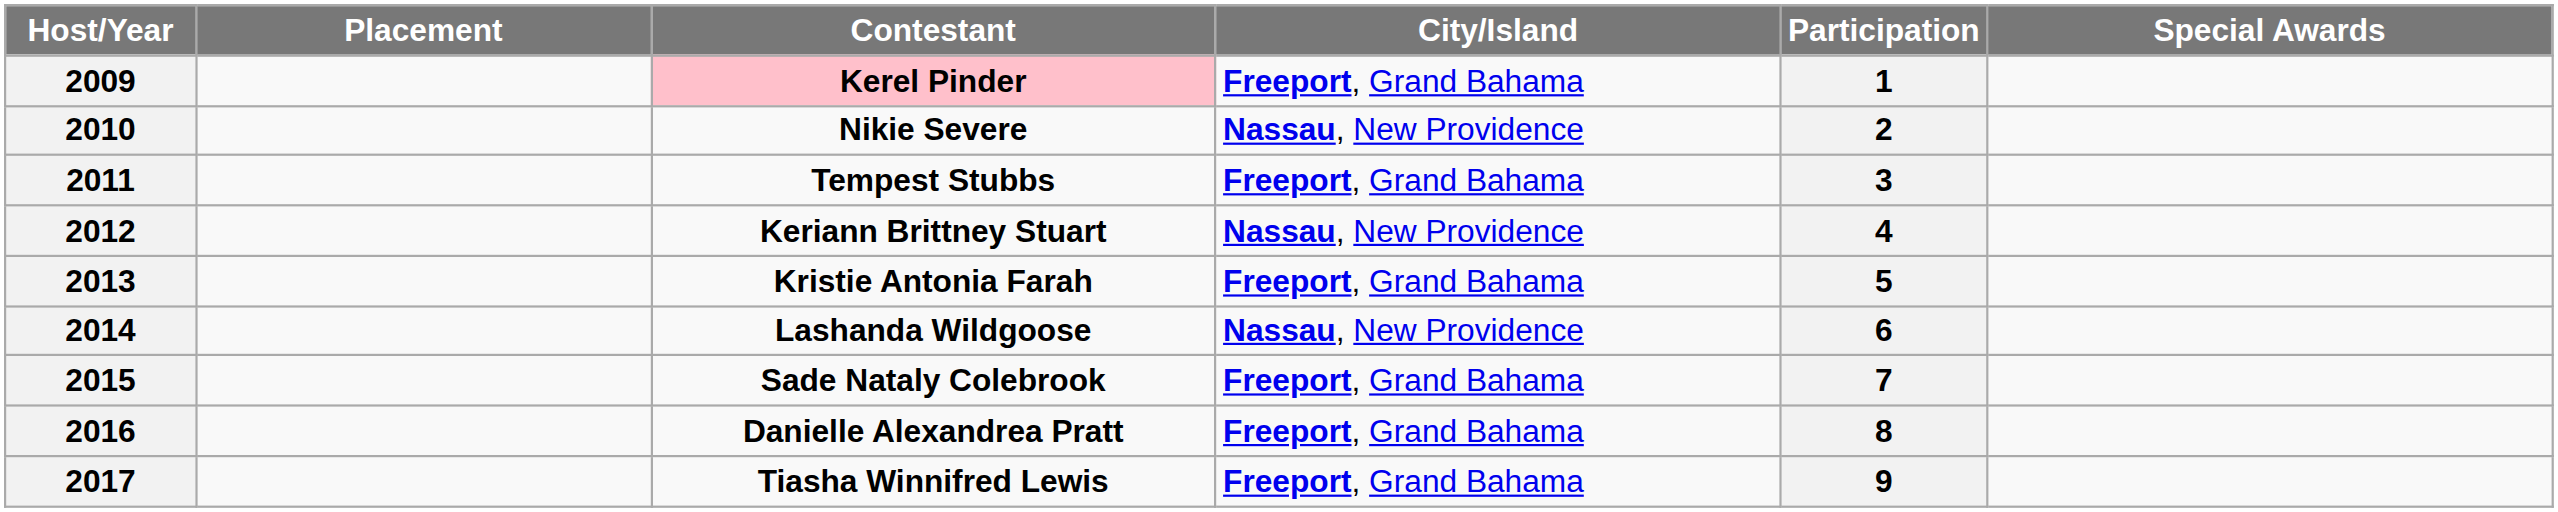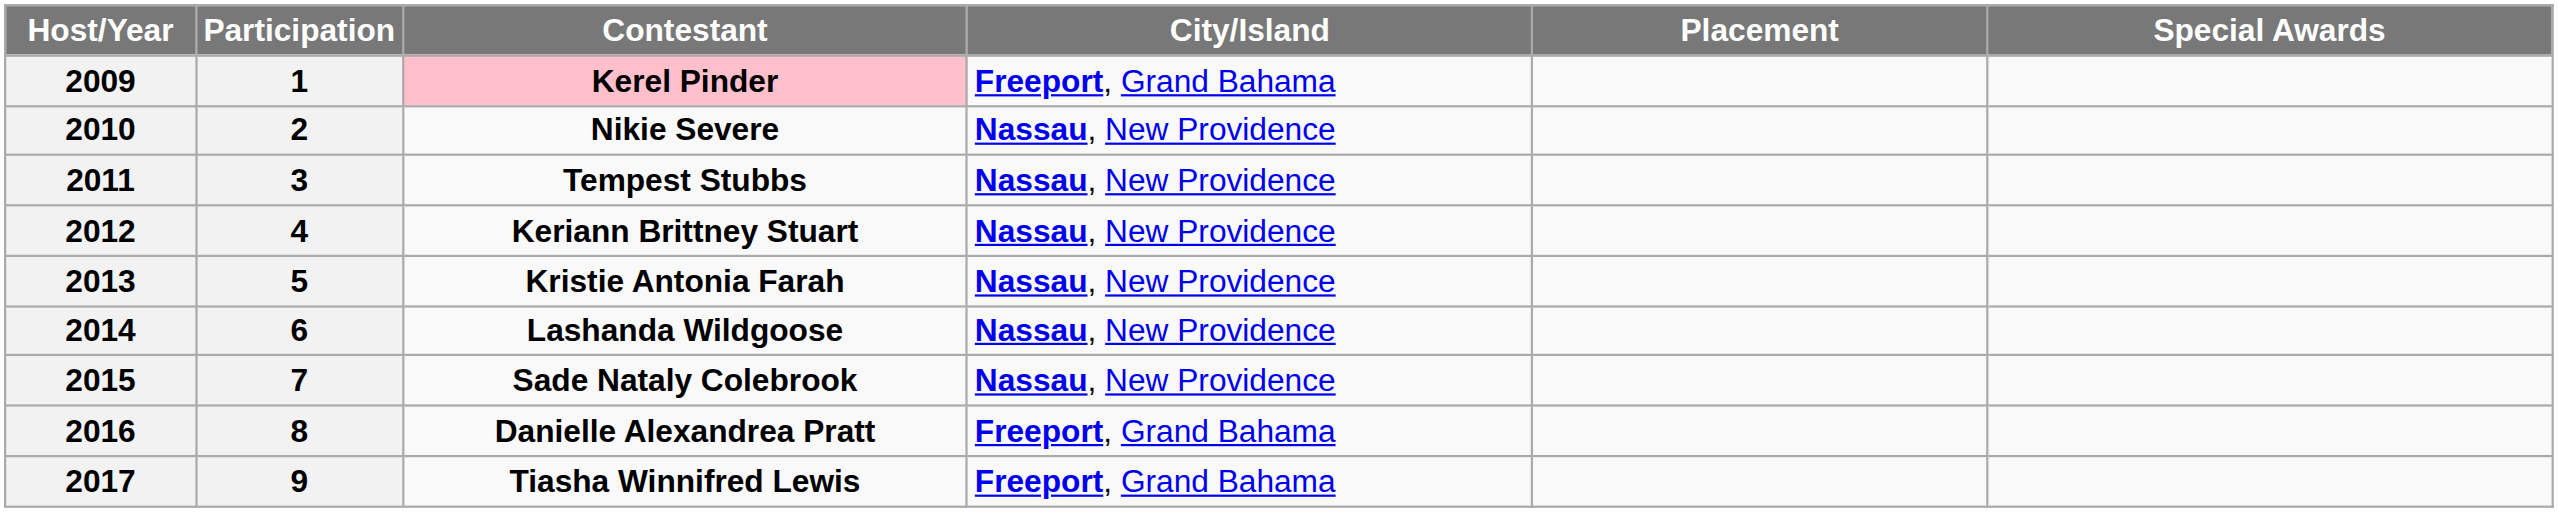columns swapped: (1884, 31) <-> (423, 31)
(1403, 181) Freeport, Grand Bahama -> (1155, 181) Nassau, New Providence
(1403, 281) Freeport, Grand Bahama -> (1155, 281) Nassau, New Providence
(1403, 381) Freeport, Grand Bahama -> (1155, 381) Nassau, New Providence
